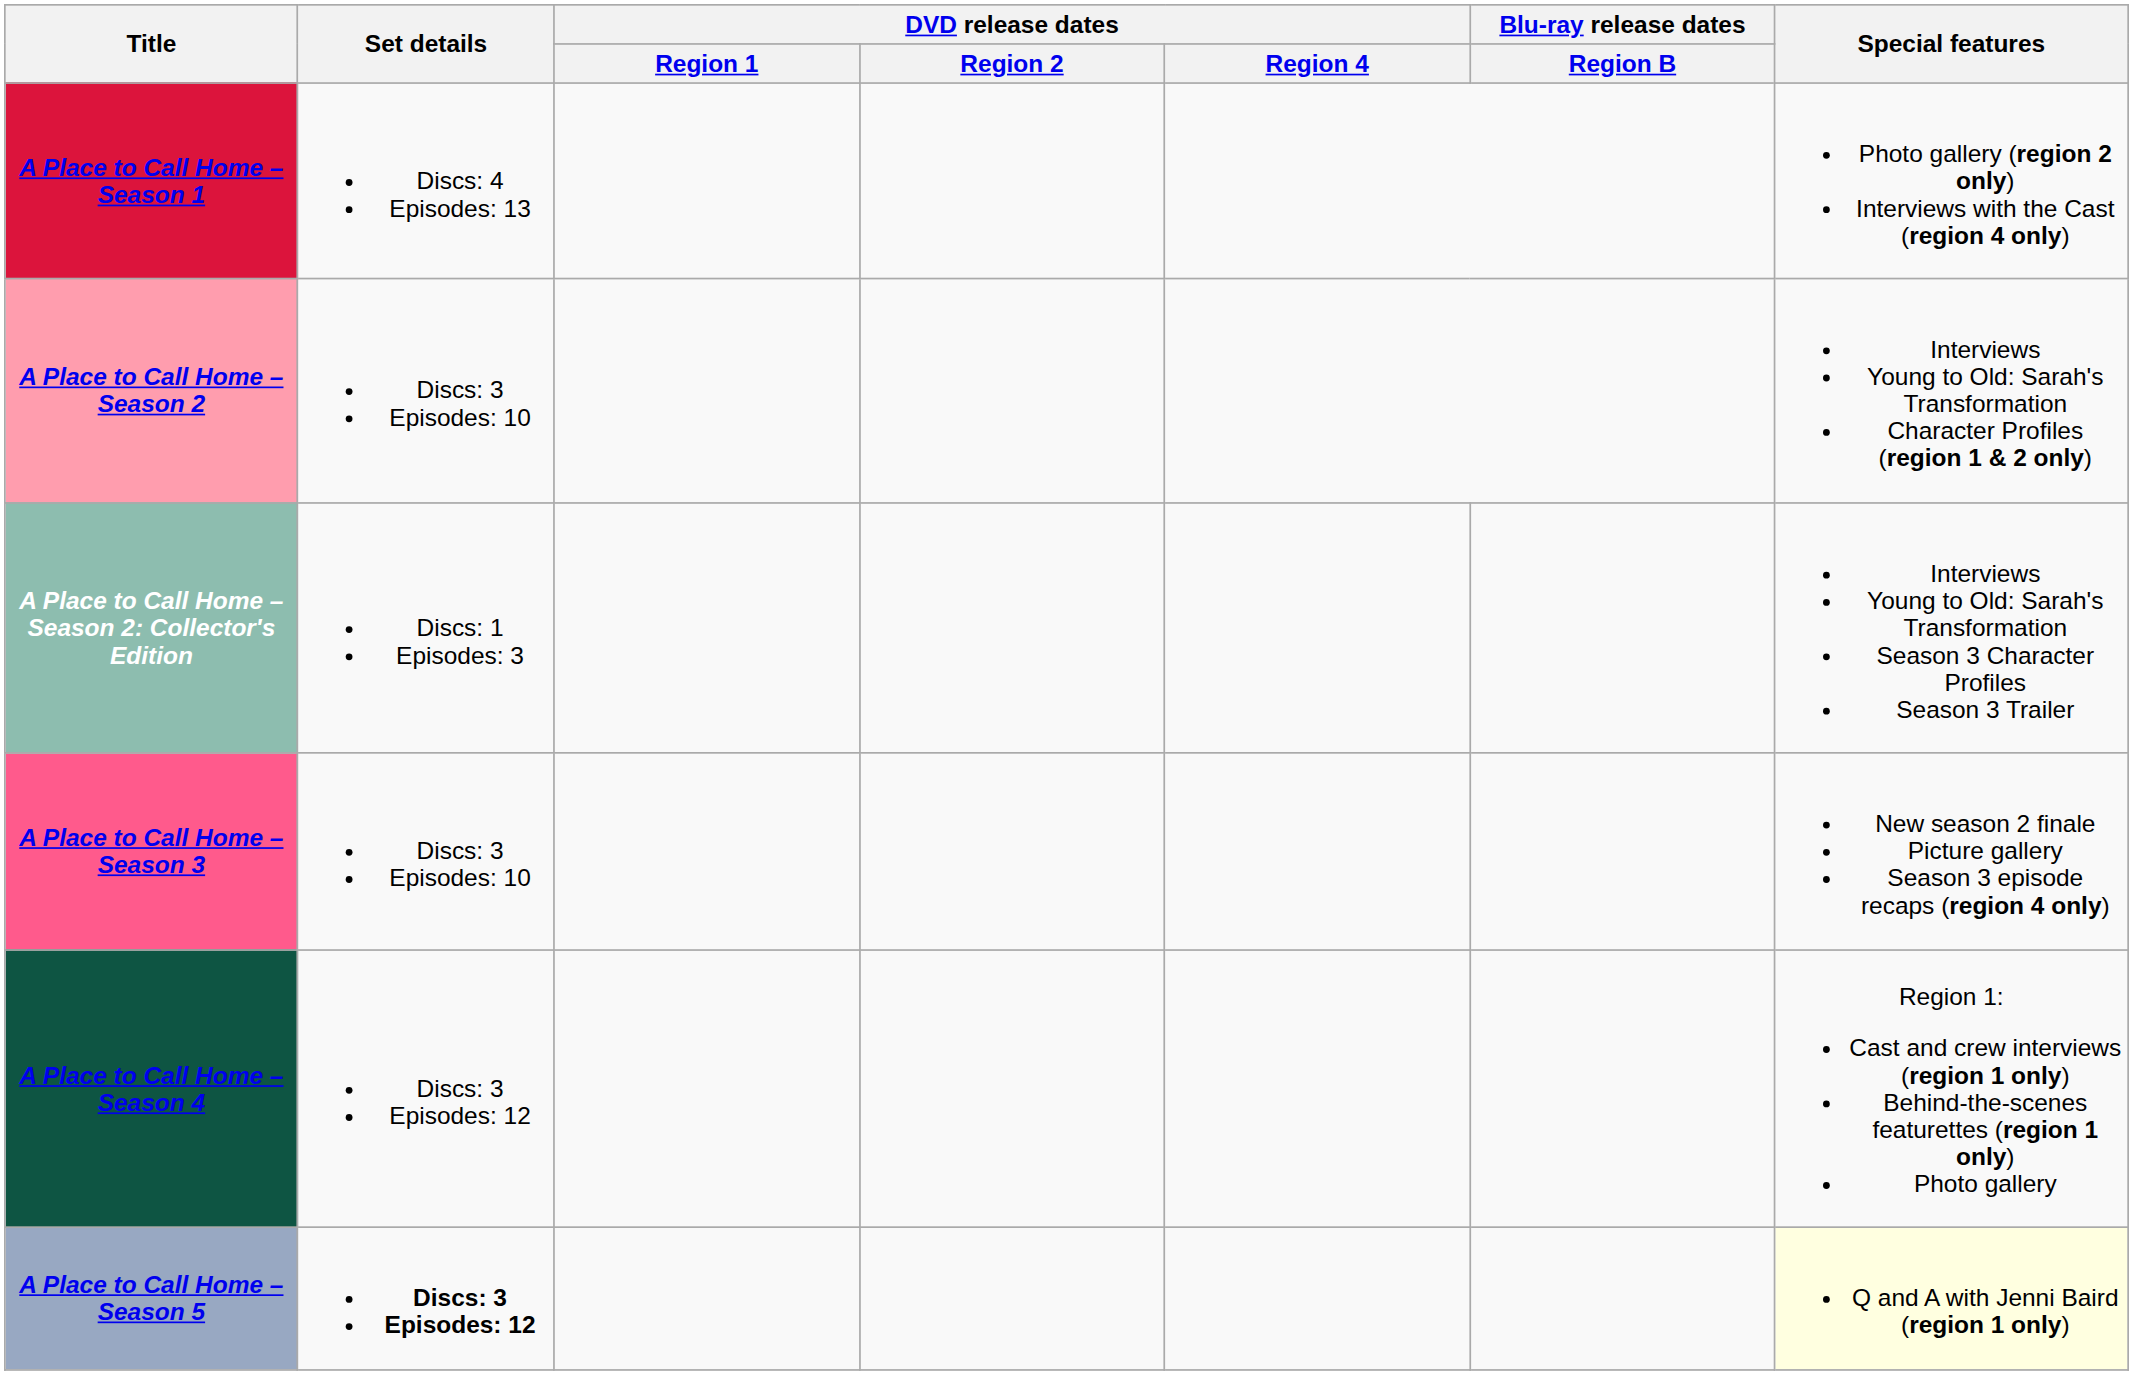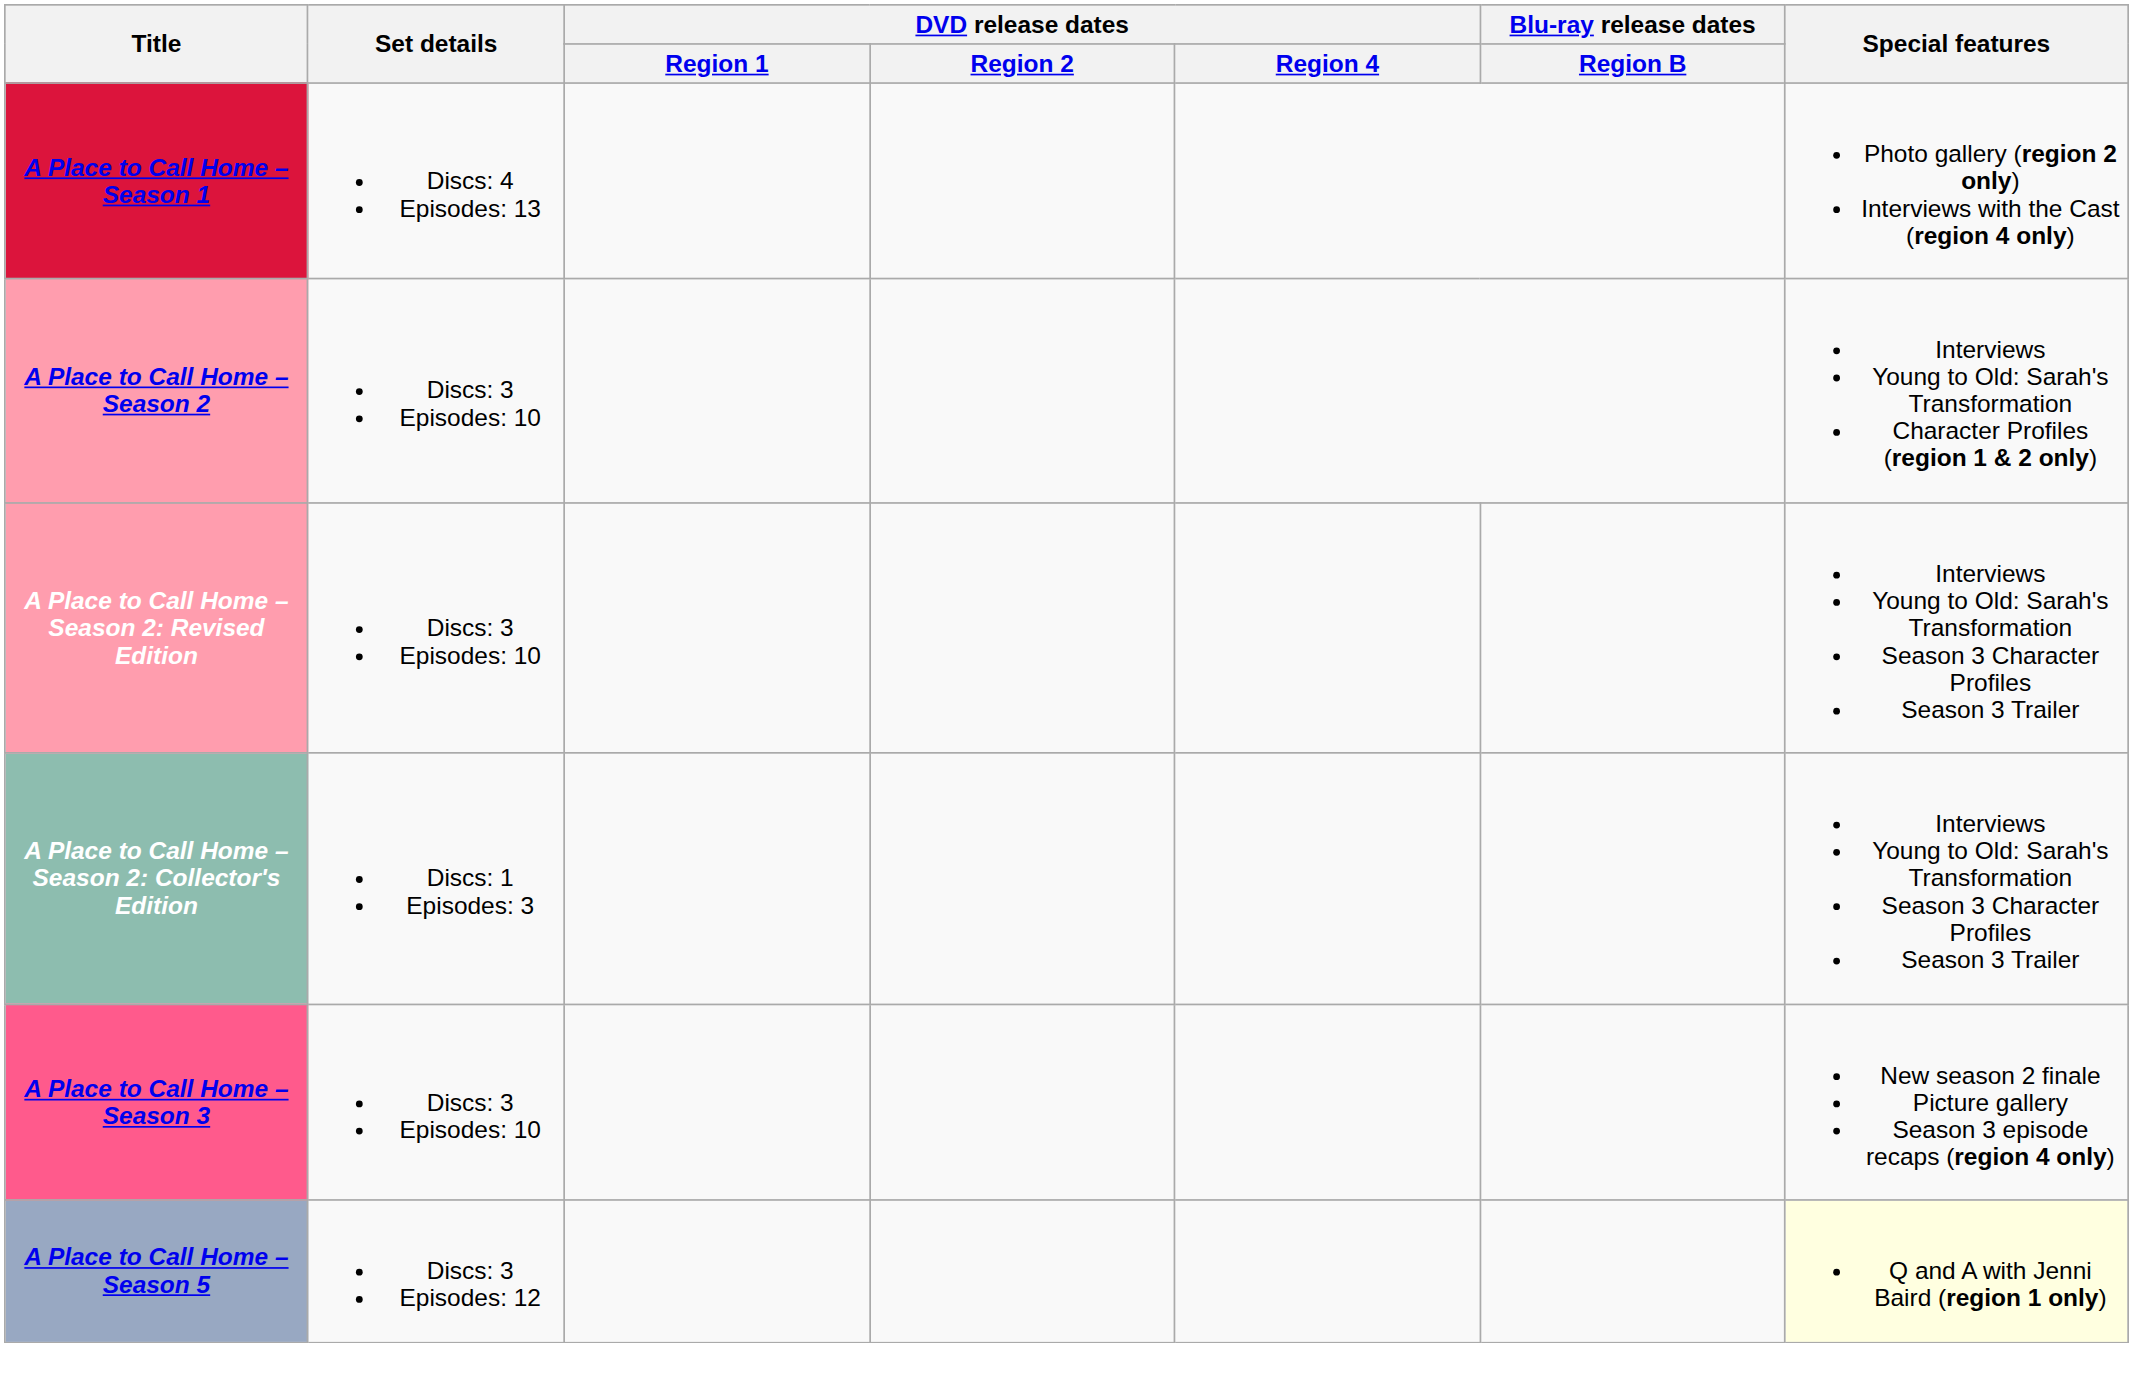+ row: (156, 628)
- row: (151, 1089)
(426, 1312) bold -> (436, 1285) normal
